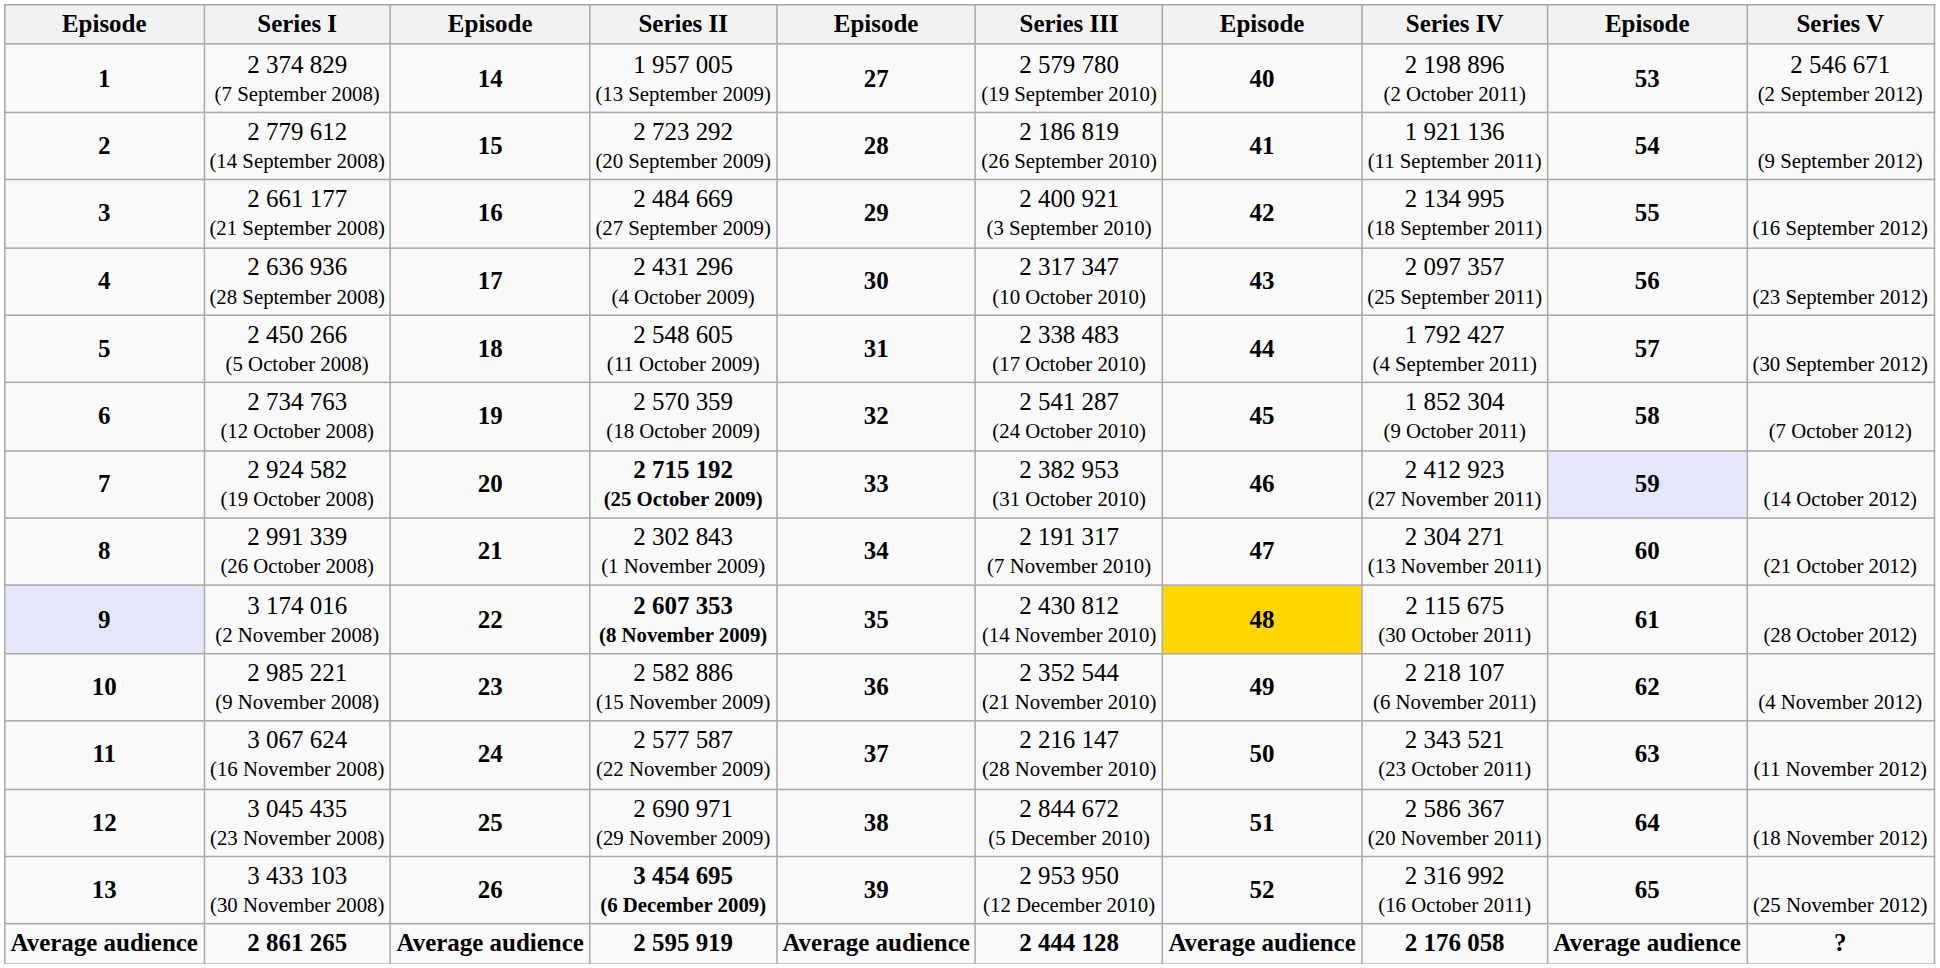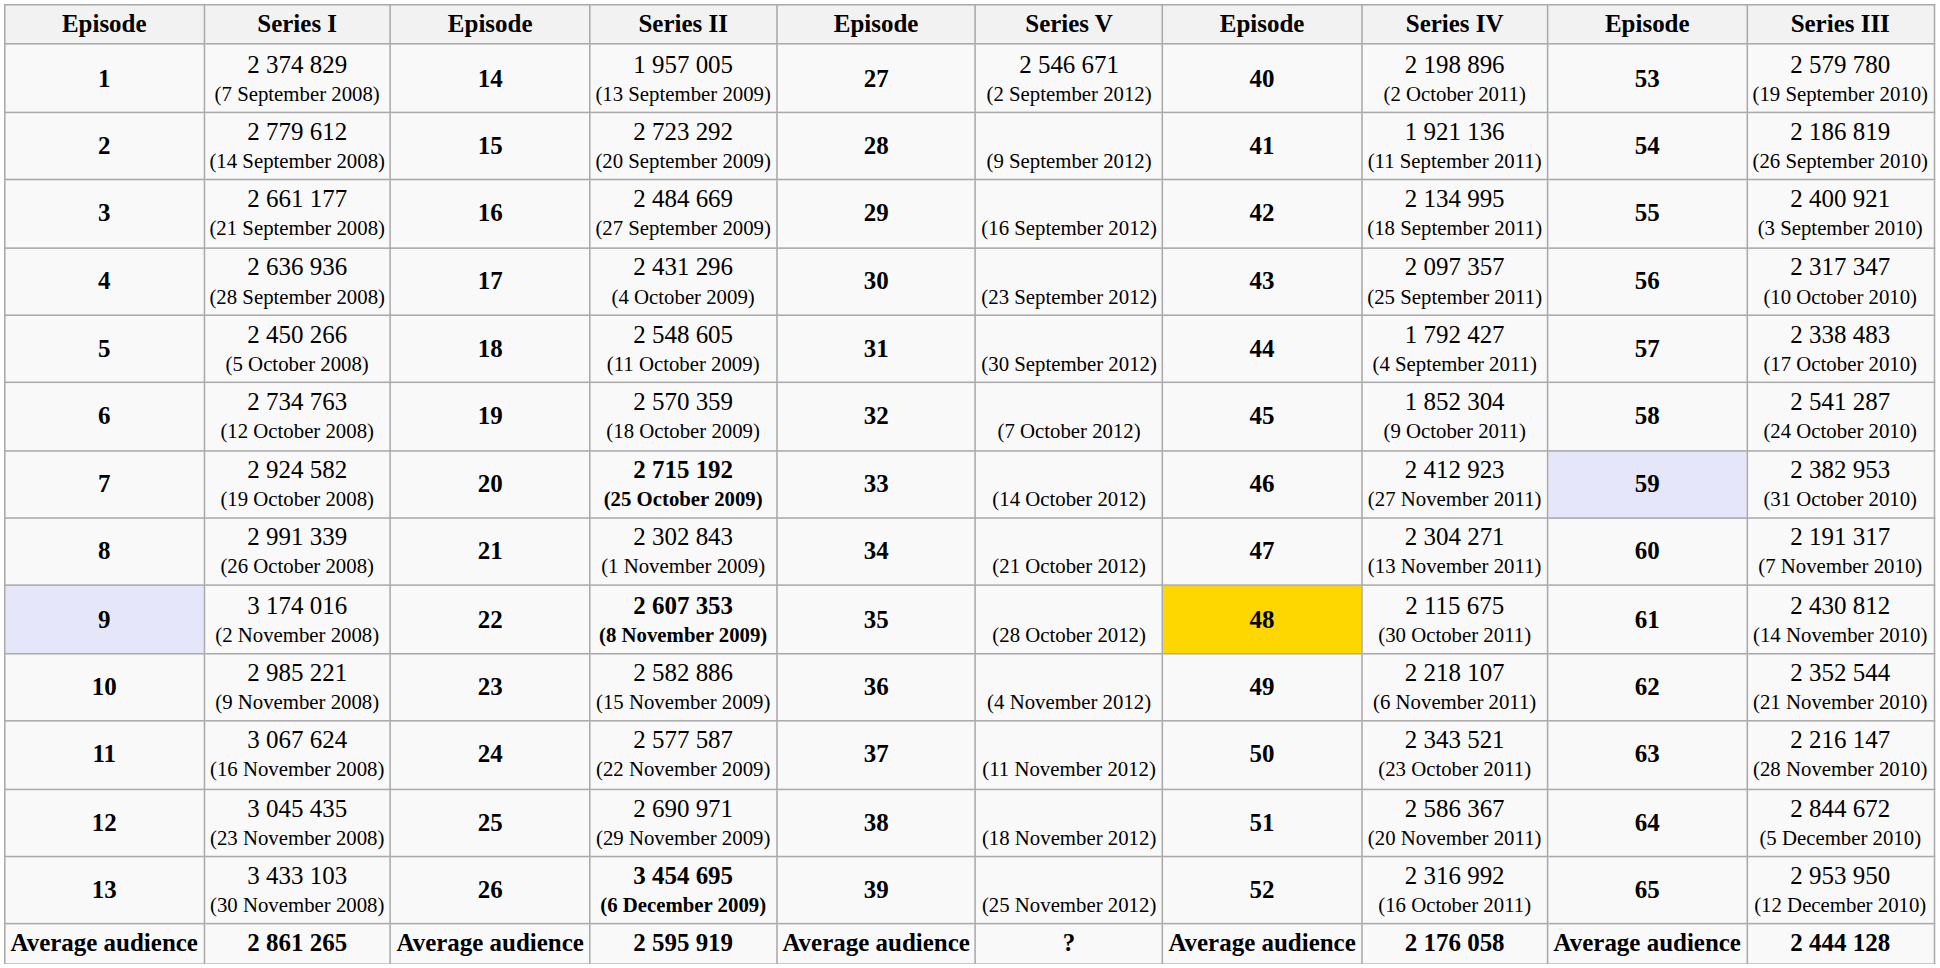columns swapped: (1069, 24) <-> (1840, 24)
